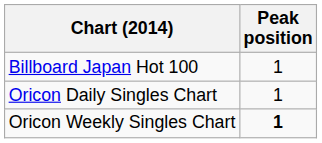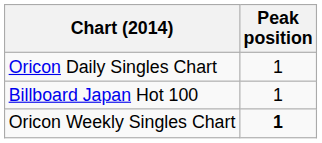rows swapped: (103, 66) <-> (113, 94)
